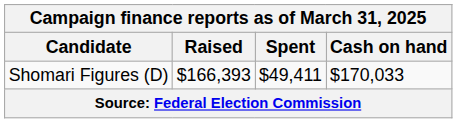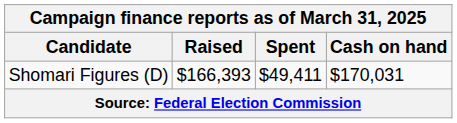(367, 74) $170,033 -> (367, 74) $170,031
